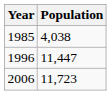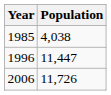(59, 79) 11,723 -> (59, 79) 11,726
